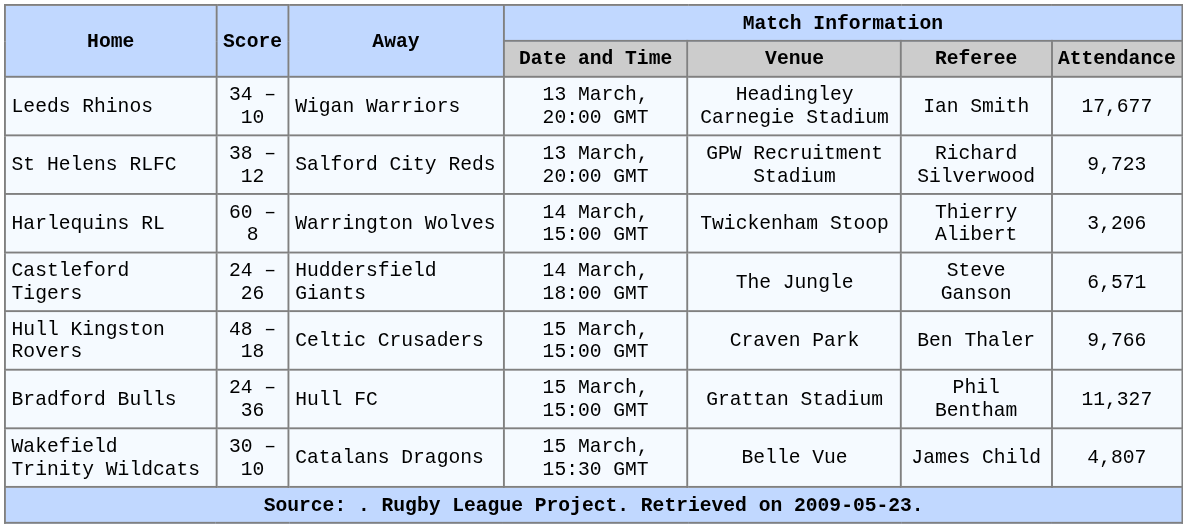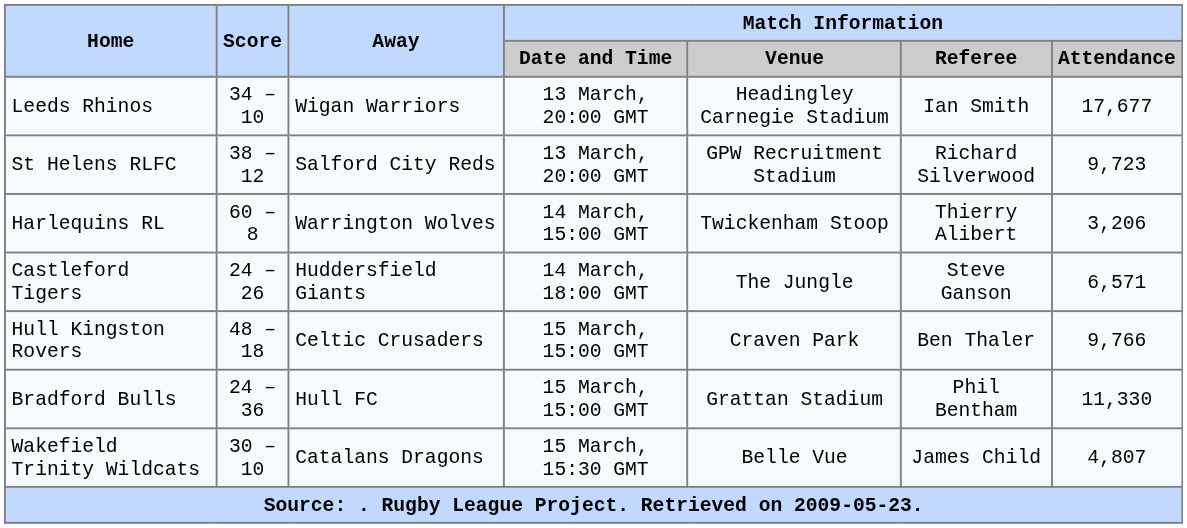(1117, 399) 11,327 -> (1117, 399) 11,330
